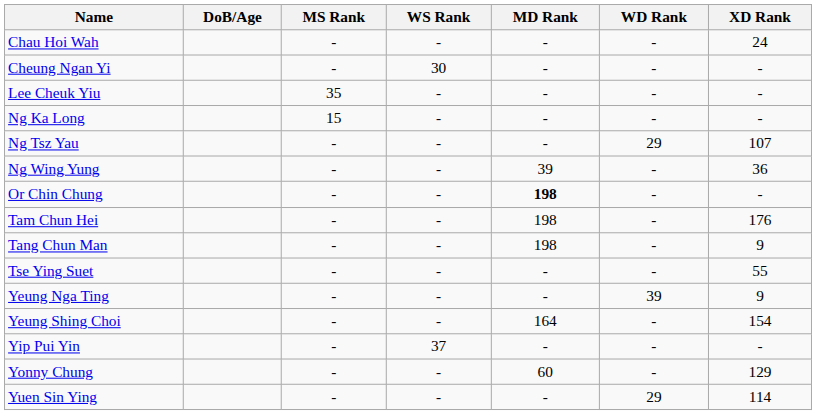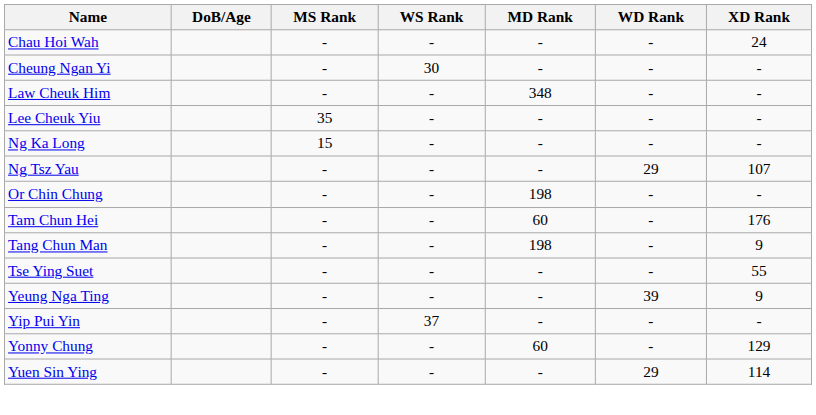+ row: (59, 93)
- row: (54, 169)
(545, 194) bold -> (540, 194) normal
(545, 219) 198 -> (540, 219) 60
- row: (64, 321)
